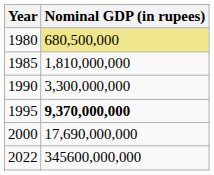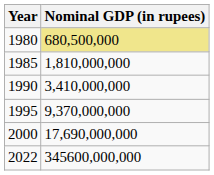(87, 87) 3,300,000,000 -> (87, 87) 3,410,000,000
(87, 110) bold -> (87, 110) normal
